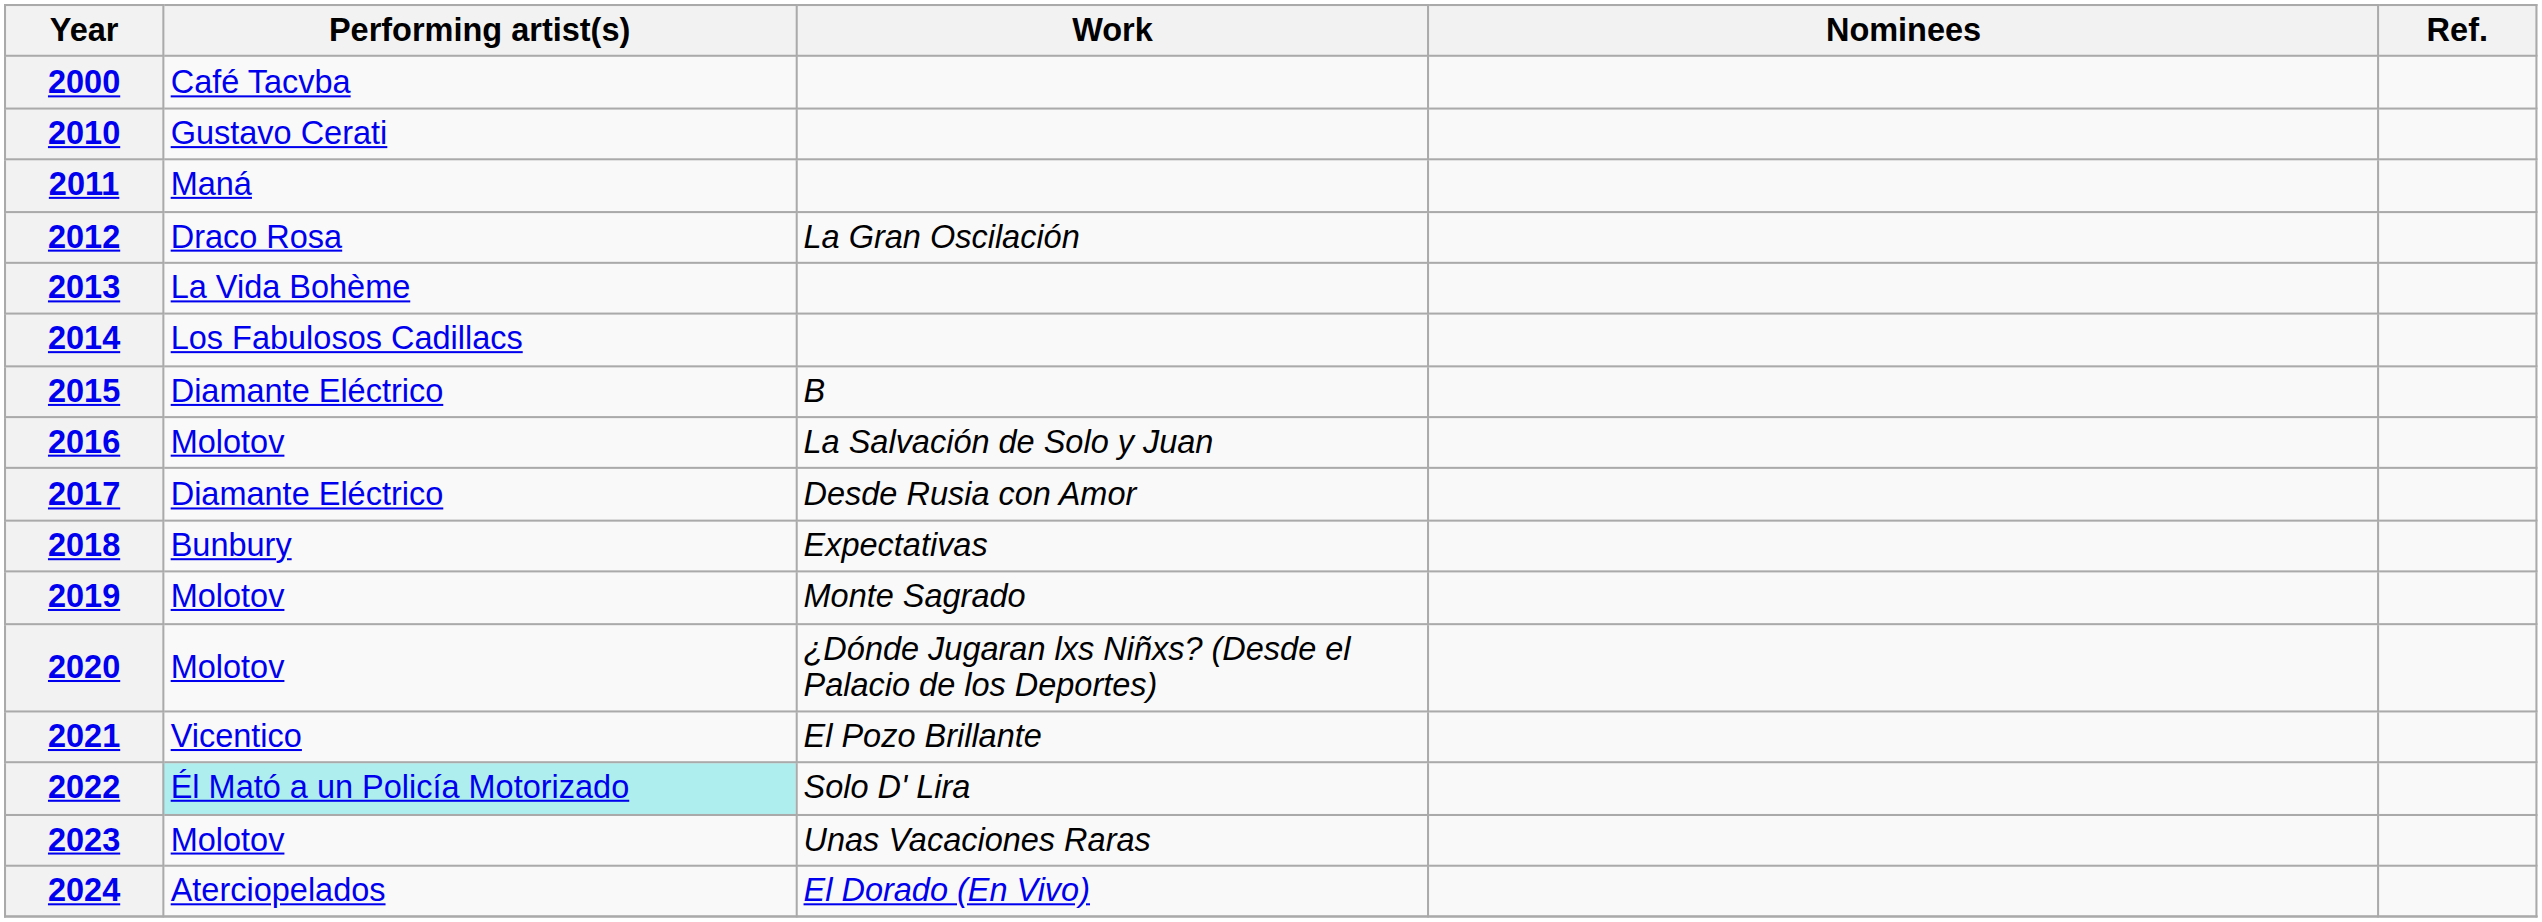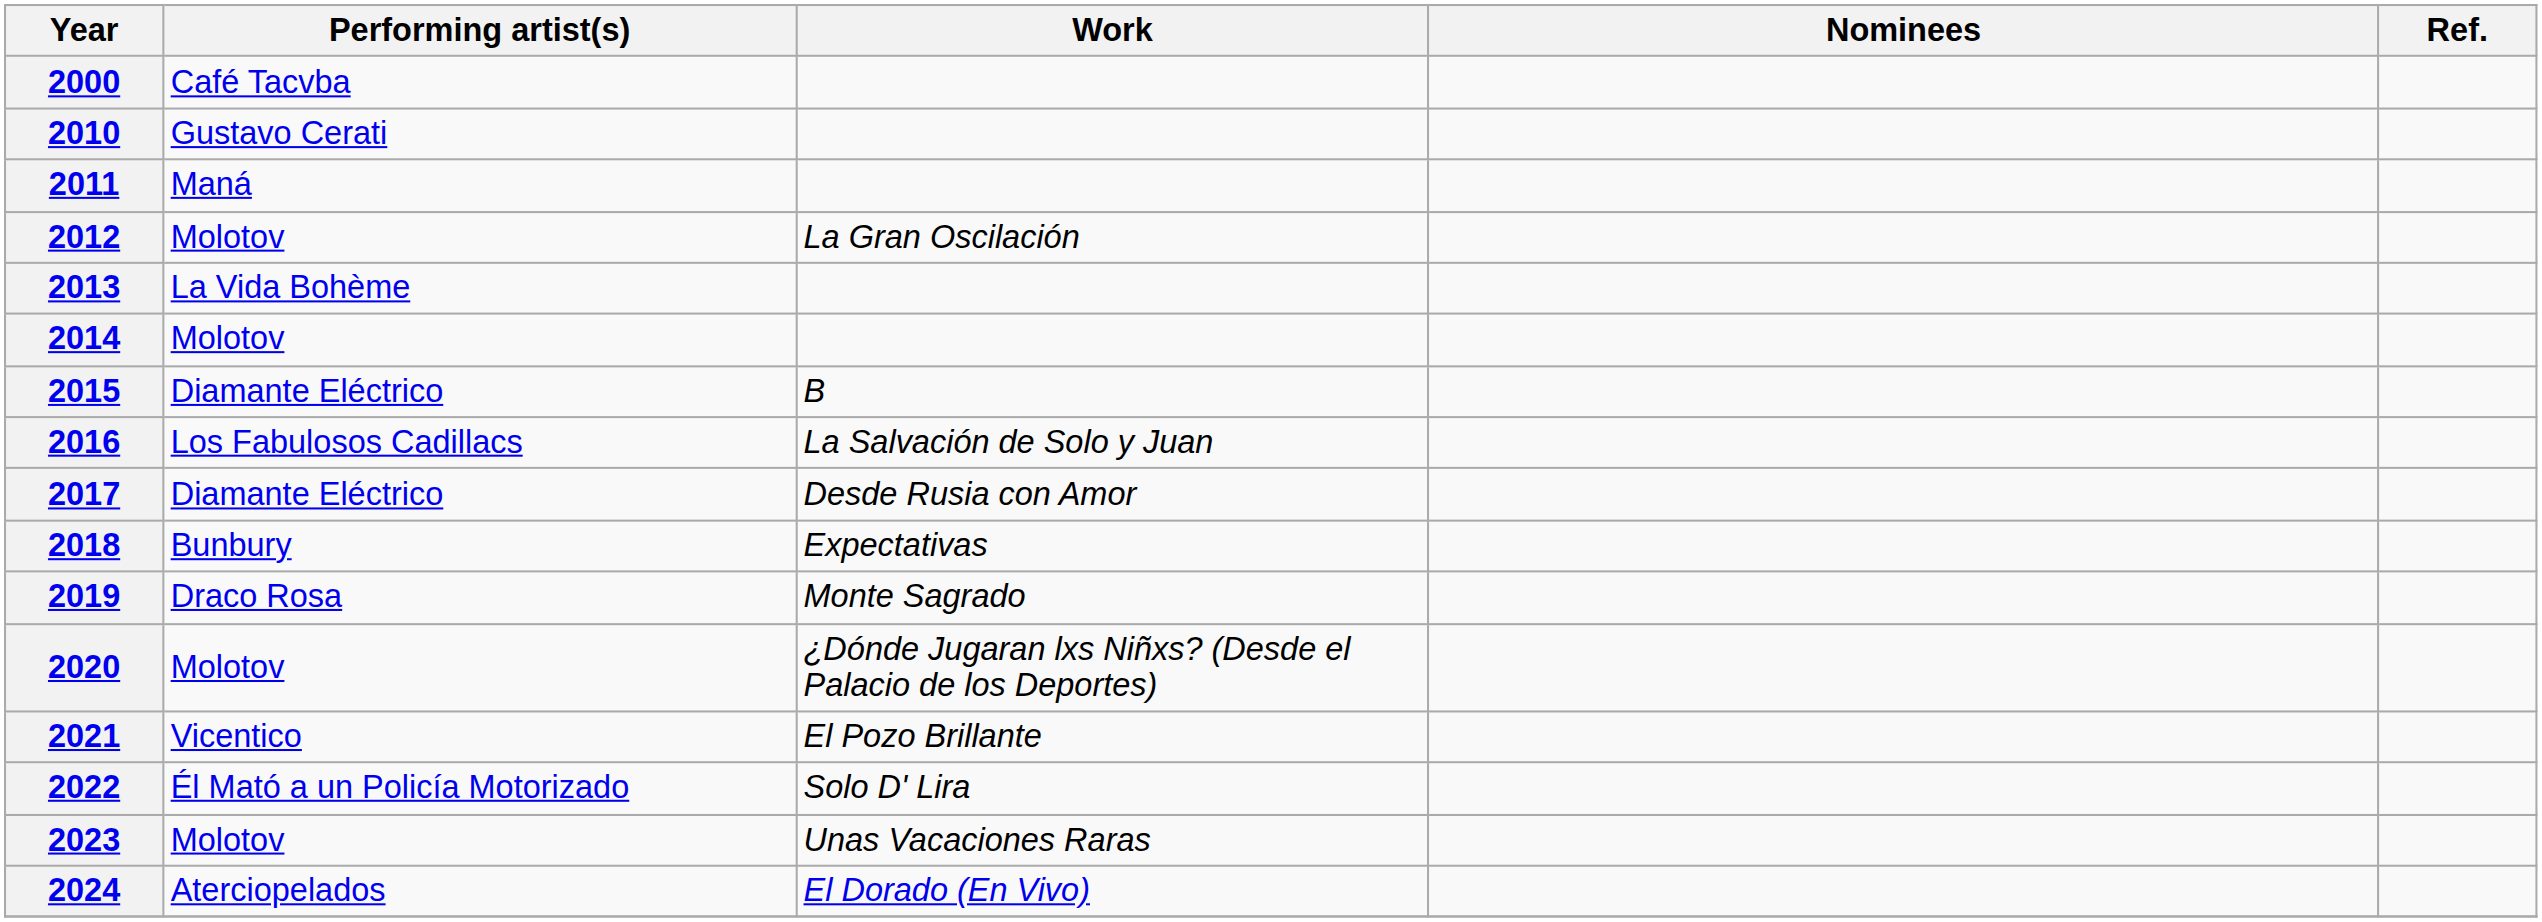(256, 236) Draco Rosa -> (228, 236) Molotov
(347, 339) Los Fabulosos Cadillacs -> (228, 339) Molotov
(228, 442) Molotov -> (347, 442) Los Fabulosos Cadillacs
(228, 596) Molotov -> (256, 596) Draco Rosa
(400, 787) paleturquoise background -> (400, 787) no background
